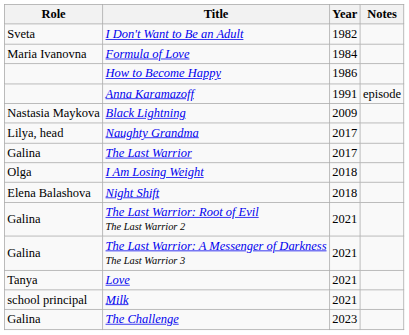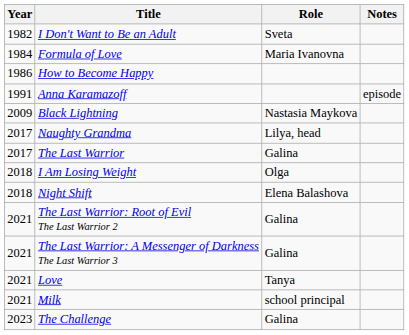columns swapped: (345, 14) <-> (54, 14)
